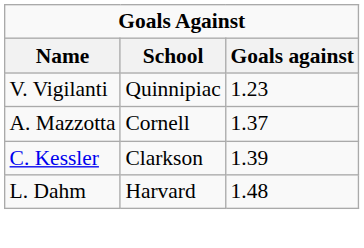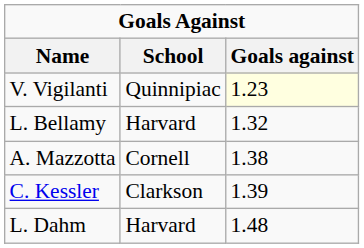(249, 89) no background -> (249, 89) lightyellow background
+ row: (58, 123)
(249, 123) 1.37 -> (249, 157) 1.38
